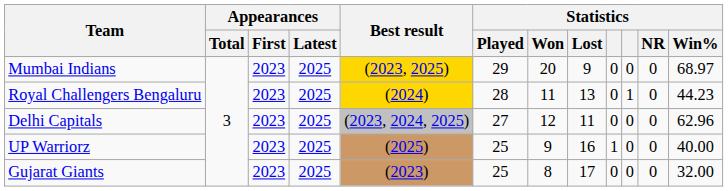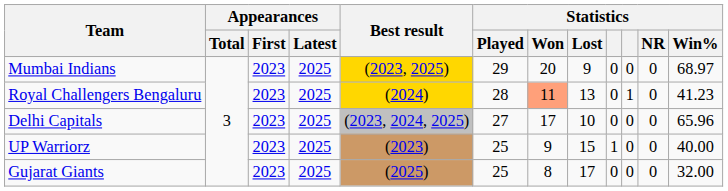(548, 95) no background -> (548, 95) lightsalmon background
(695, 95) 44.23 -> (695, 95) 41.23
(548, 120) 12 -> (548, 120) 17
(587, 120) 11 -> (587, 120) 10
(695, 120) 62.96 -> (695, 120) 65.96
(407, 146) (2025) -> (407, 146) (2023)
(587, 146) 16 -> (587, 146) 15
(407, 172) (2023) -> (407, 172) (2025)
